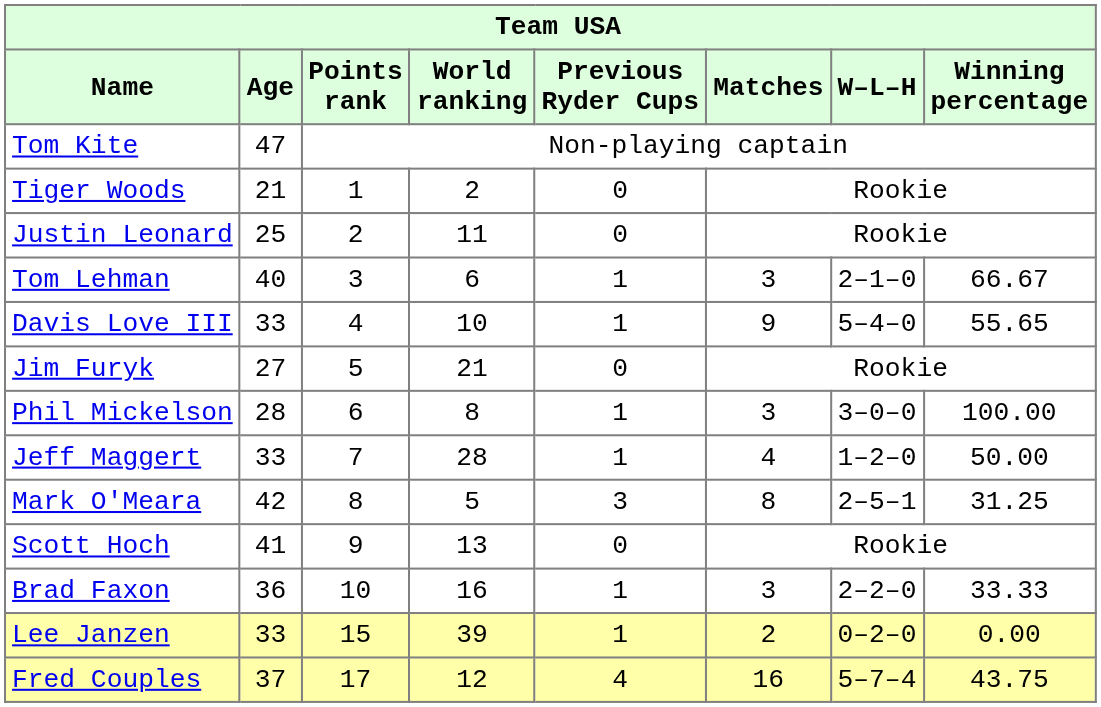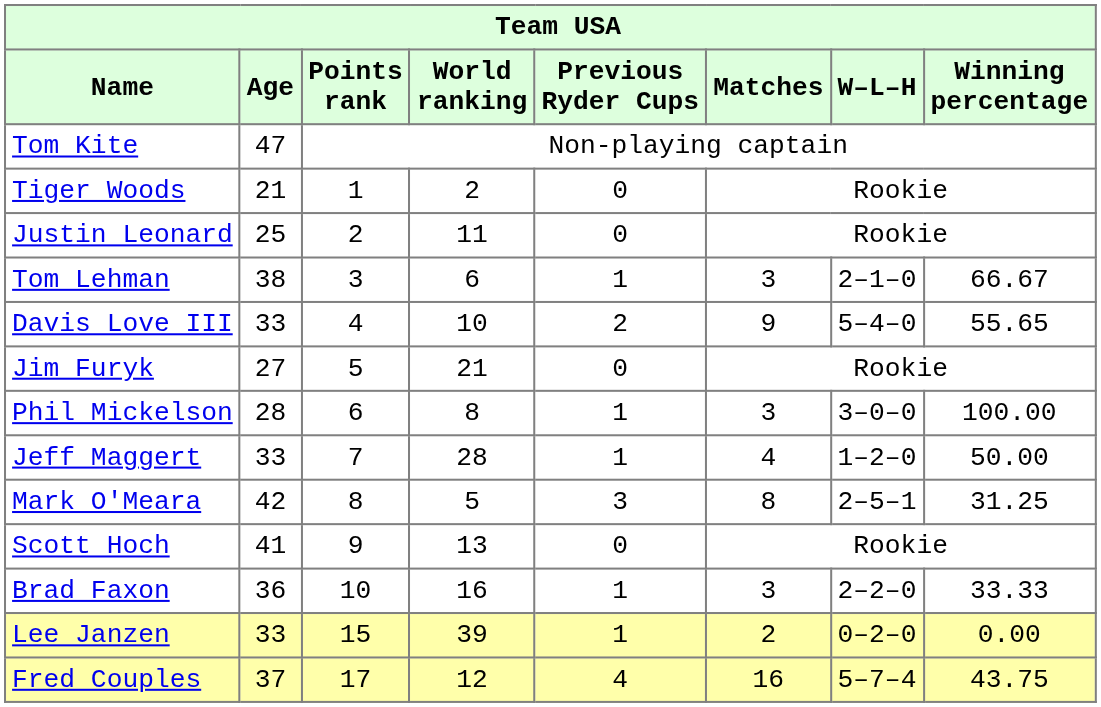(270, 280) 40 -> (270, 280) 38
(620, 324) 1 -> (620, 324) 2
